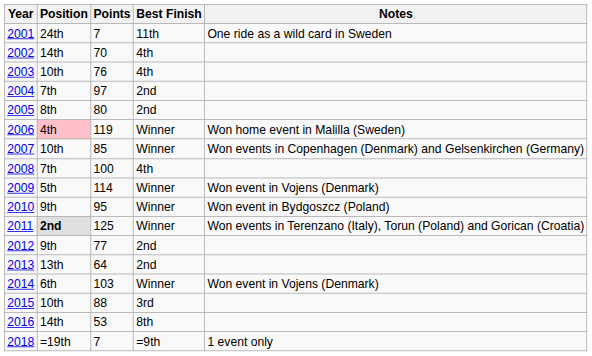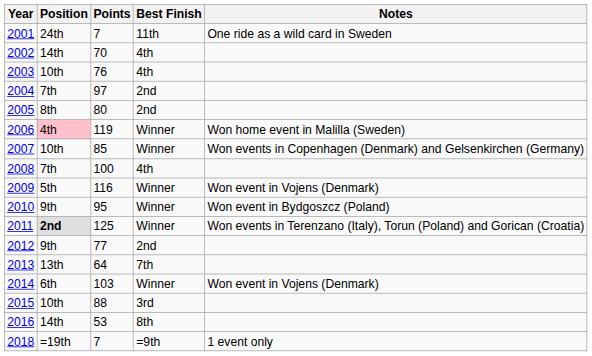(103, 187) 114 -> (103, 187) 116
(146, 264) 2nd -> (145, 264) 7th
